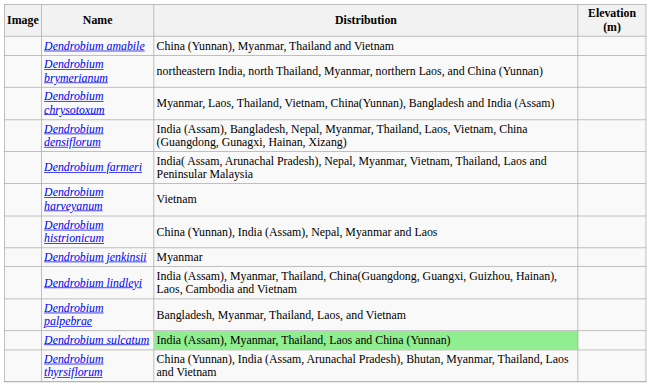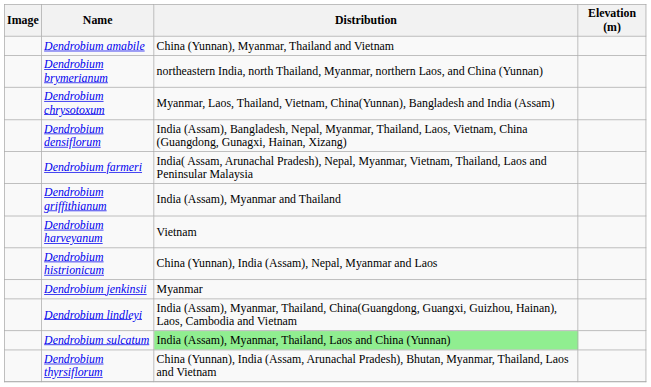+ row: (75, 199)
- row: (74, 314)
